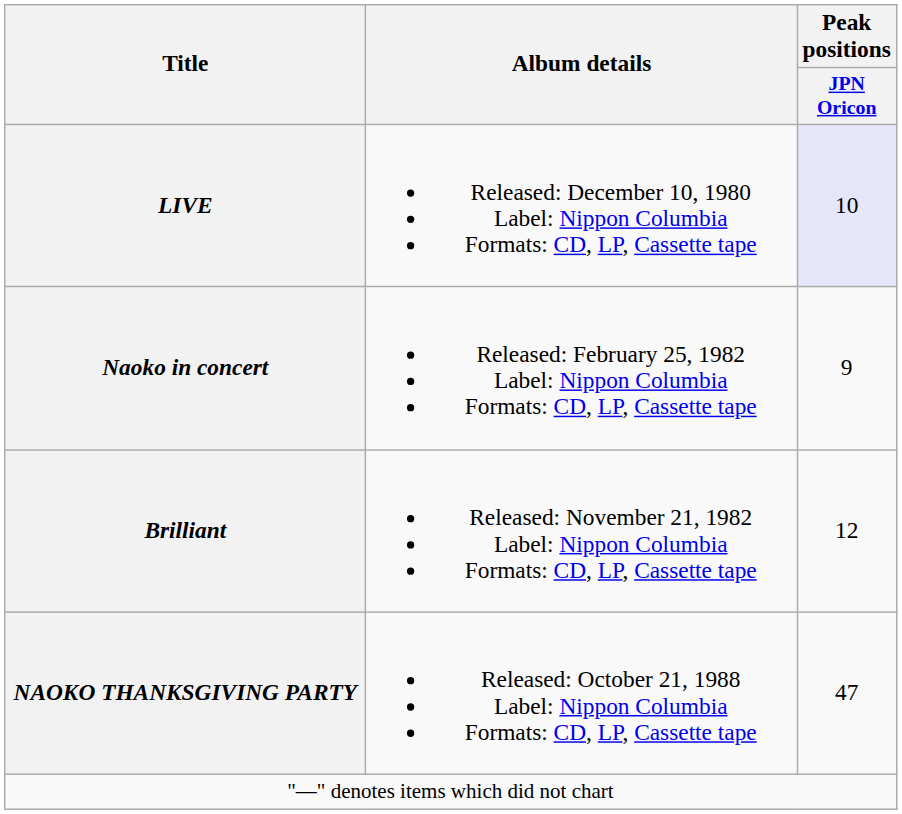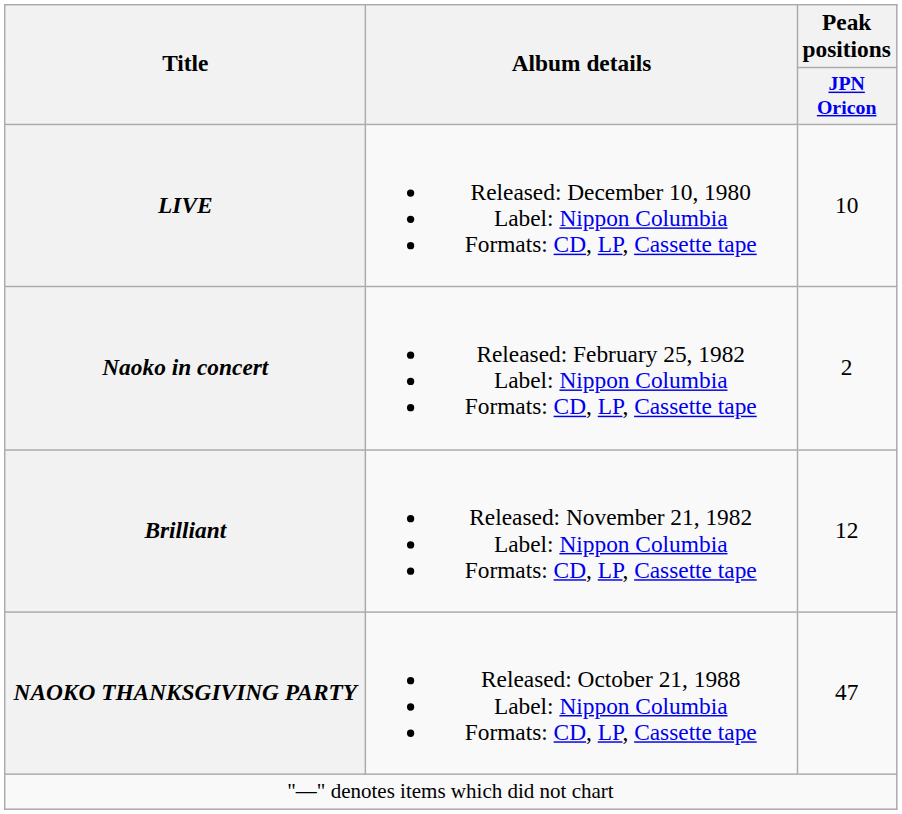(847, 205) lavender background -> (847, 205) no background
(847, 367) 9 -> (847, 367) 2
